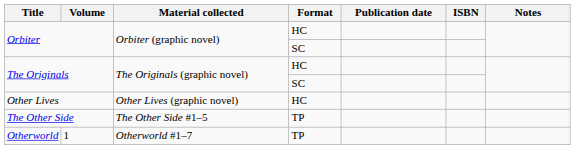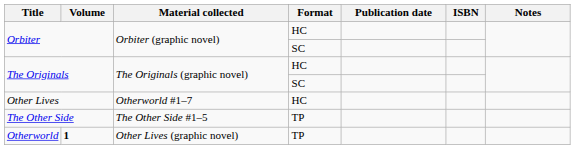(177, 100) Other Lives (graphic novel) -> (154, 100) Otherworld #1–7
(66, 135) normal -> (66, 135) bold
(154, 135) Otherworld #1–7 -> (177, 135) Other Lives (graphic novel)
